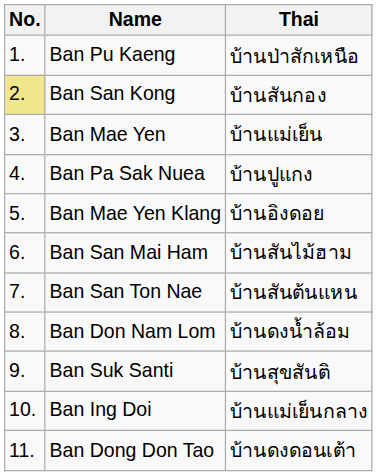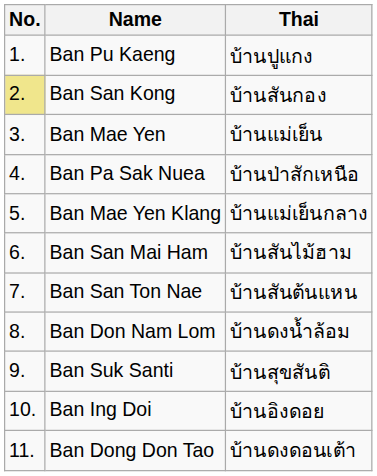(295, 55) บ้านป่าสักเหนือ -> (272, 55) บ้านปูแกง
(272, 174) บ้านปูแกง -> (295, 174) บ้านป่าสักเหนือ
(277, 213) บ้านอิงดอย -> (299, 213) บ้านแม่เย็นกลาง
(299, 411) บ้านแม่เย็นกลาง -> (277, 411) บ้านอิงดอย
